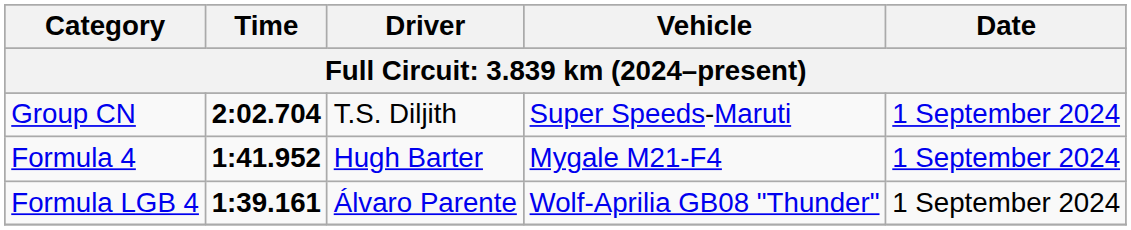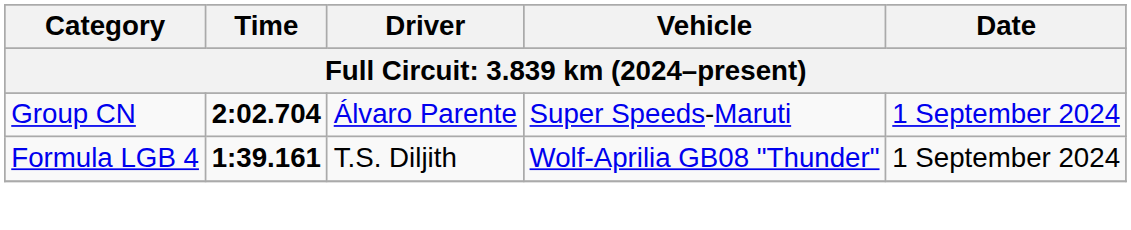(395, 114) T.S. Diljith -> (425, 114) Álvaro Parente
- row: (74, 158)
(425, 202) Álvaro Parente -> (395, 158) T.S. Diljith
